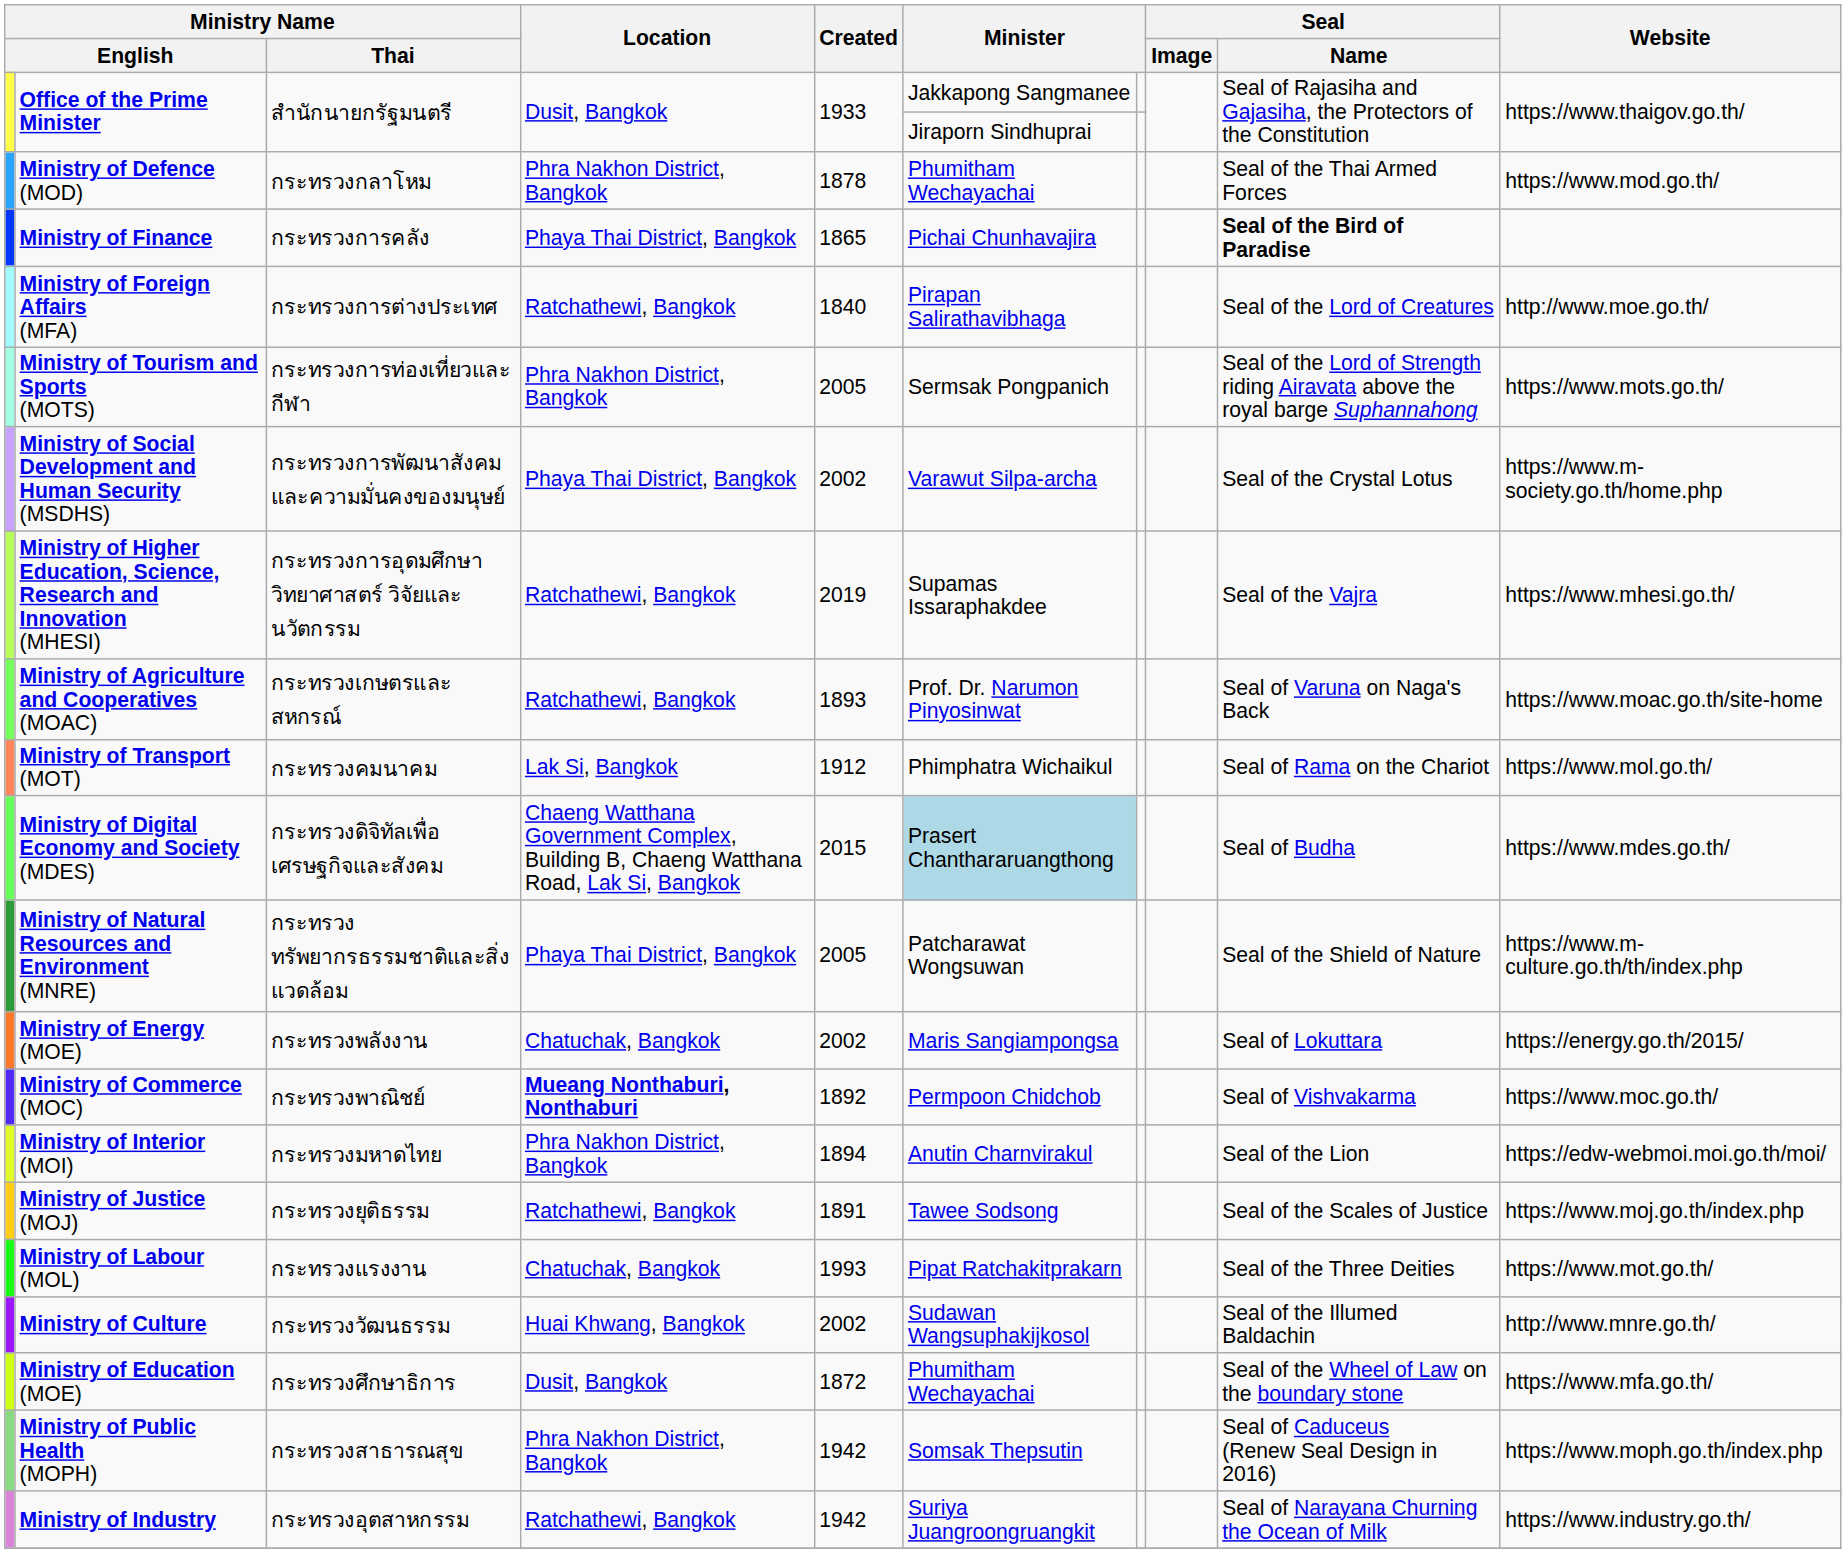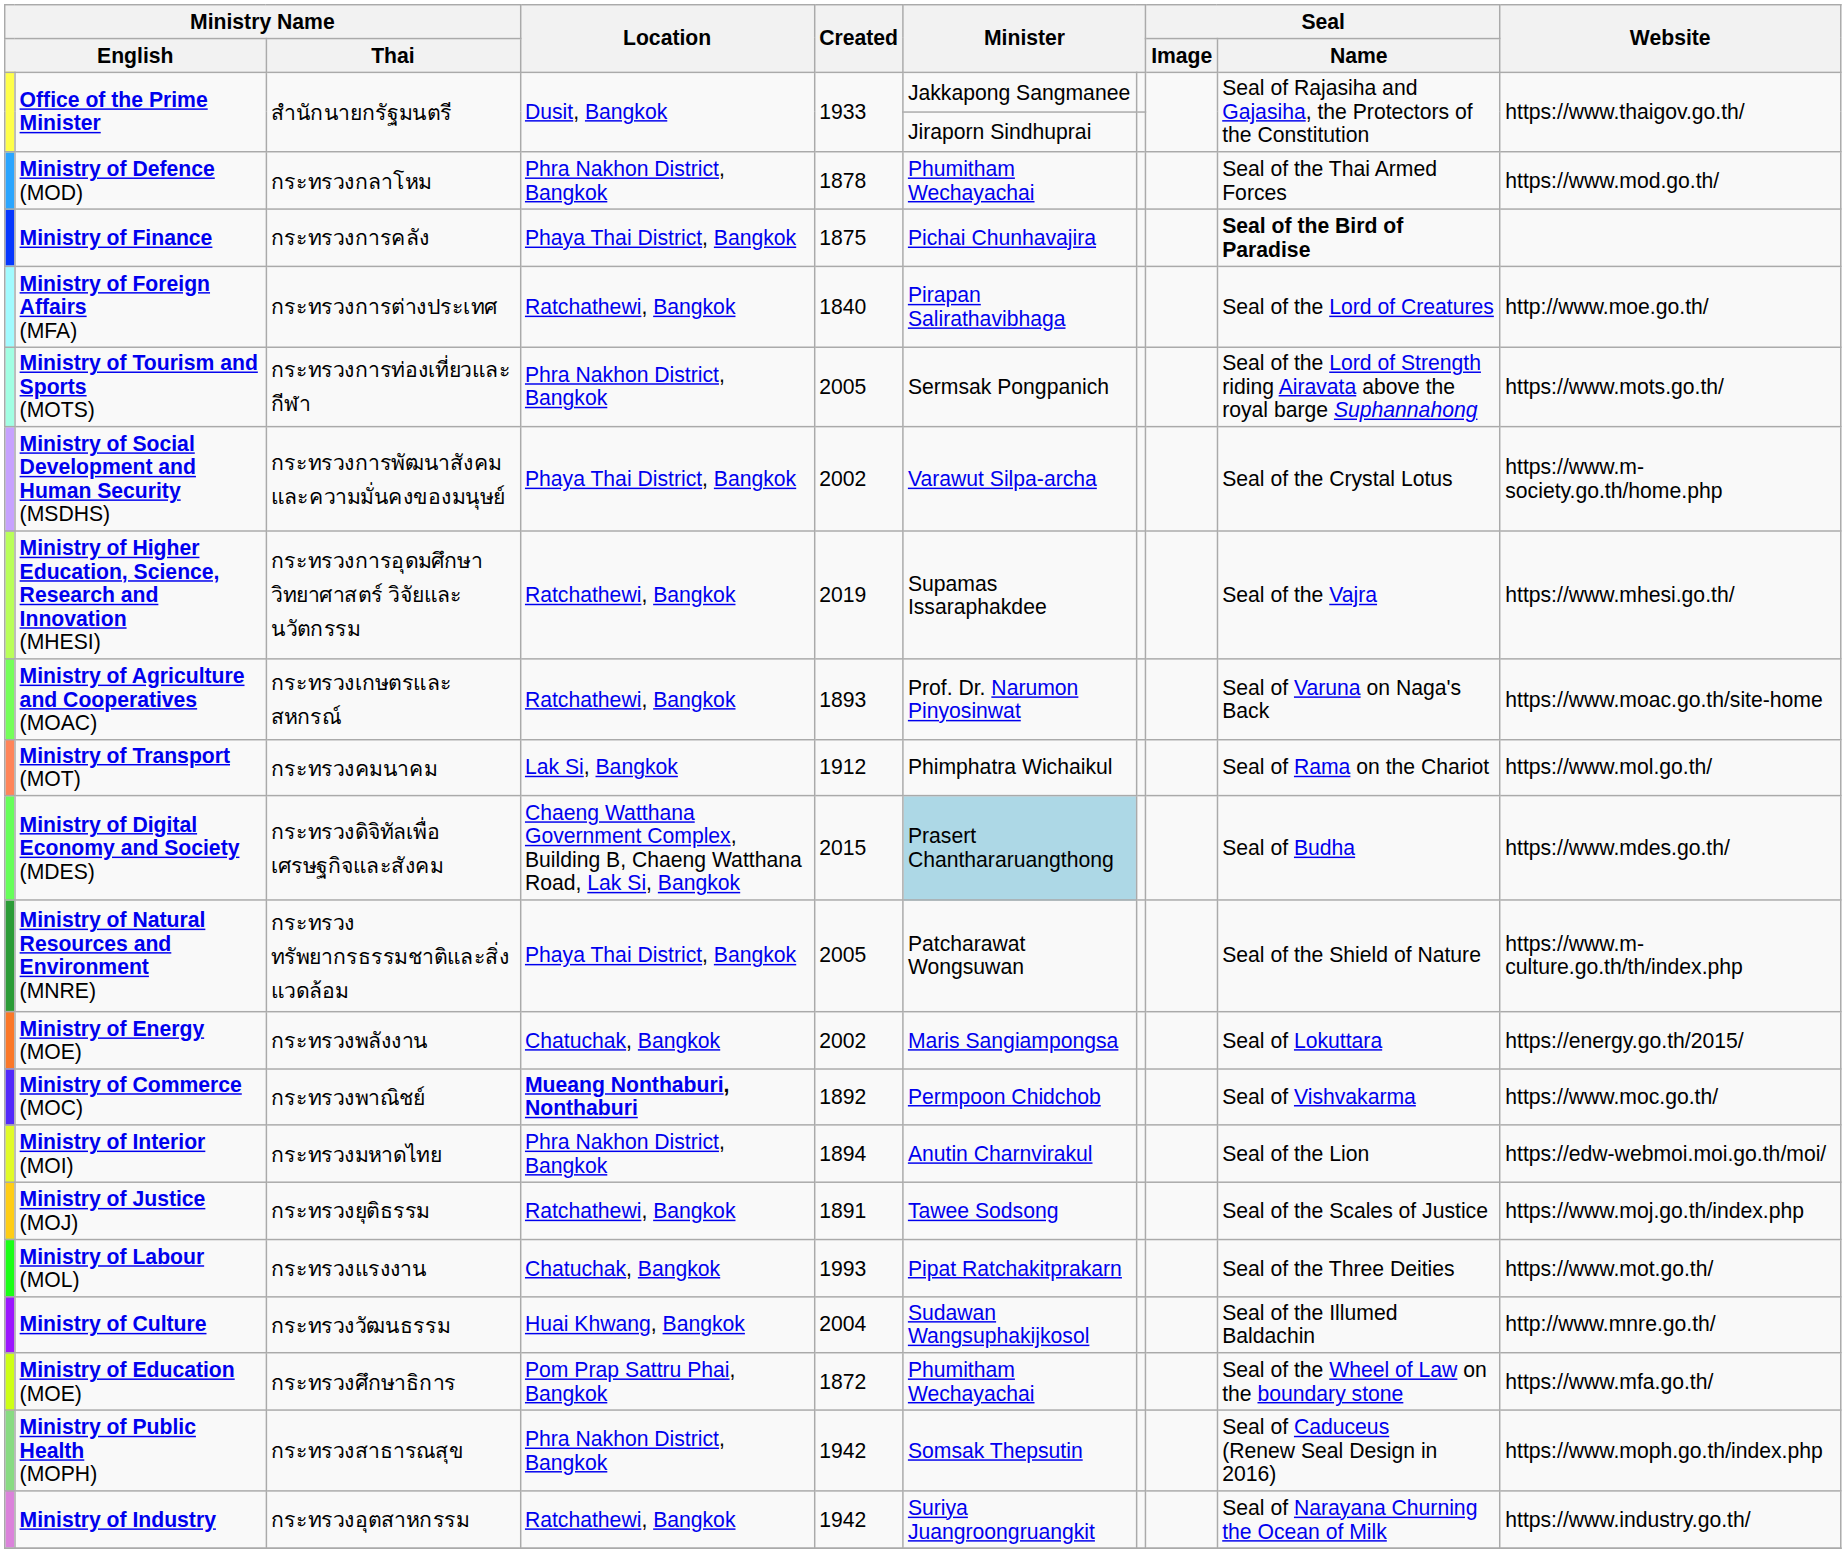(843, 238) 1865 -> (843, 238) 1875
(843, 1325) 2002 -> (843, 1325) 2004
(596, 1382) Dusit, Bangkok -> (630, 1382) Pom Prap Sattru Phai, Bangkok
